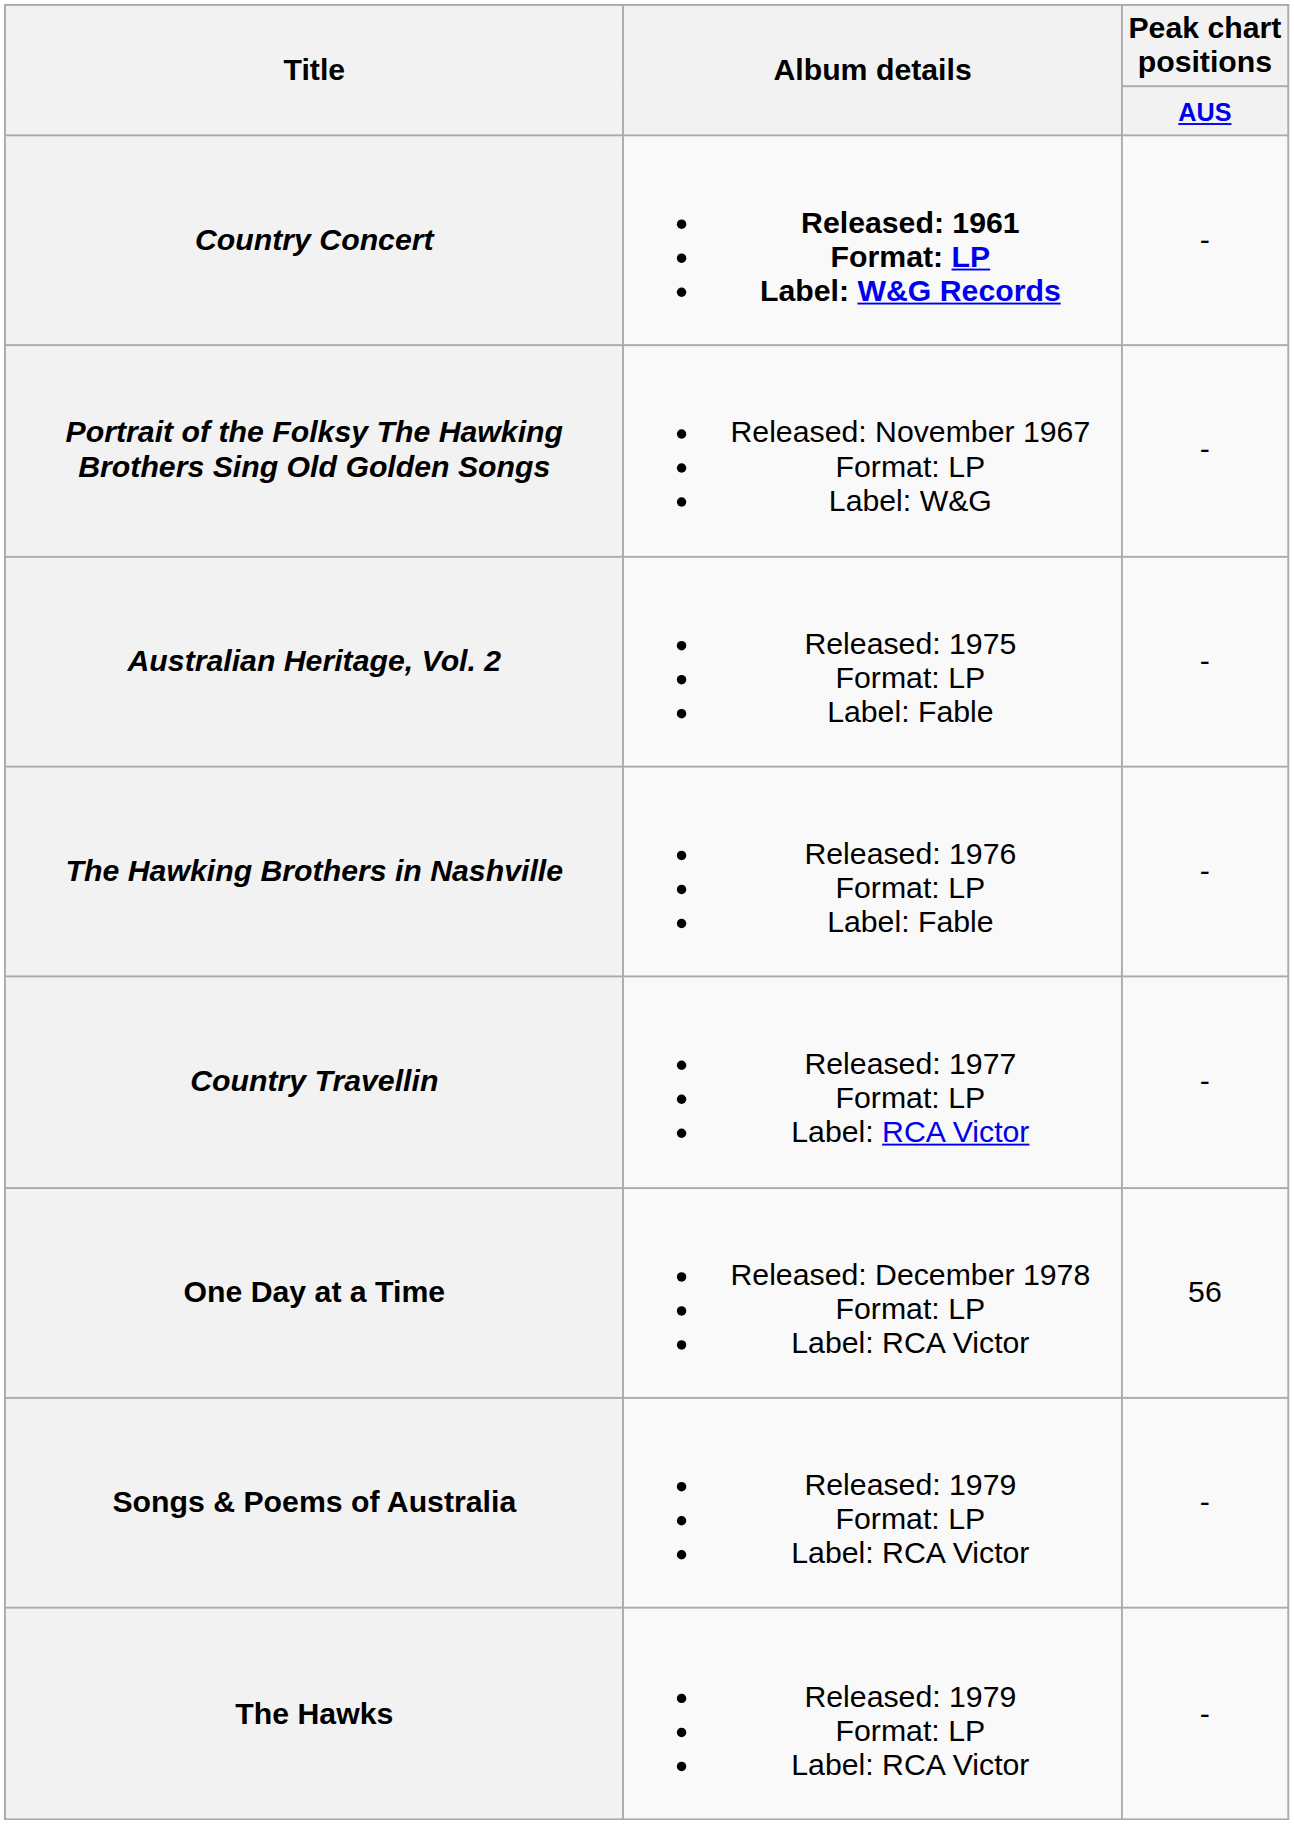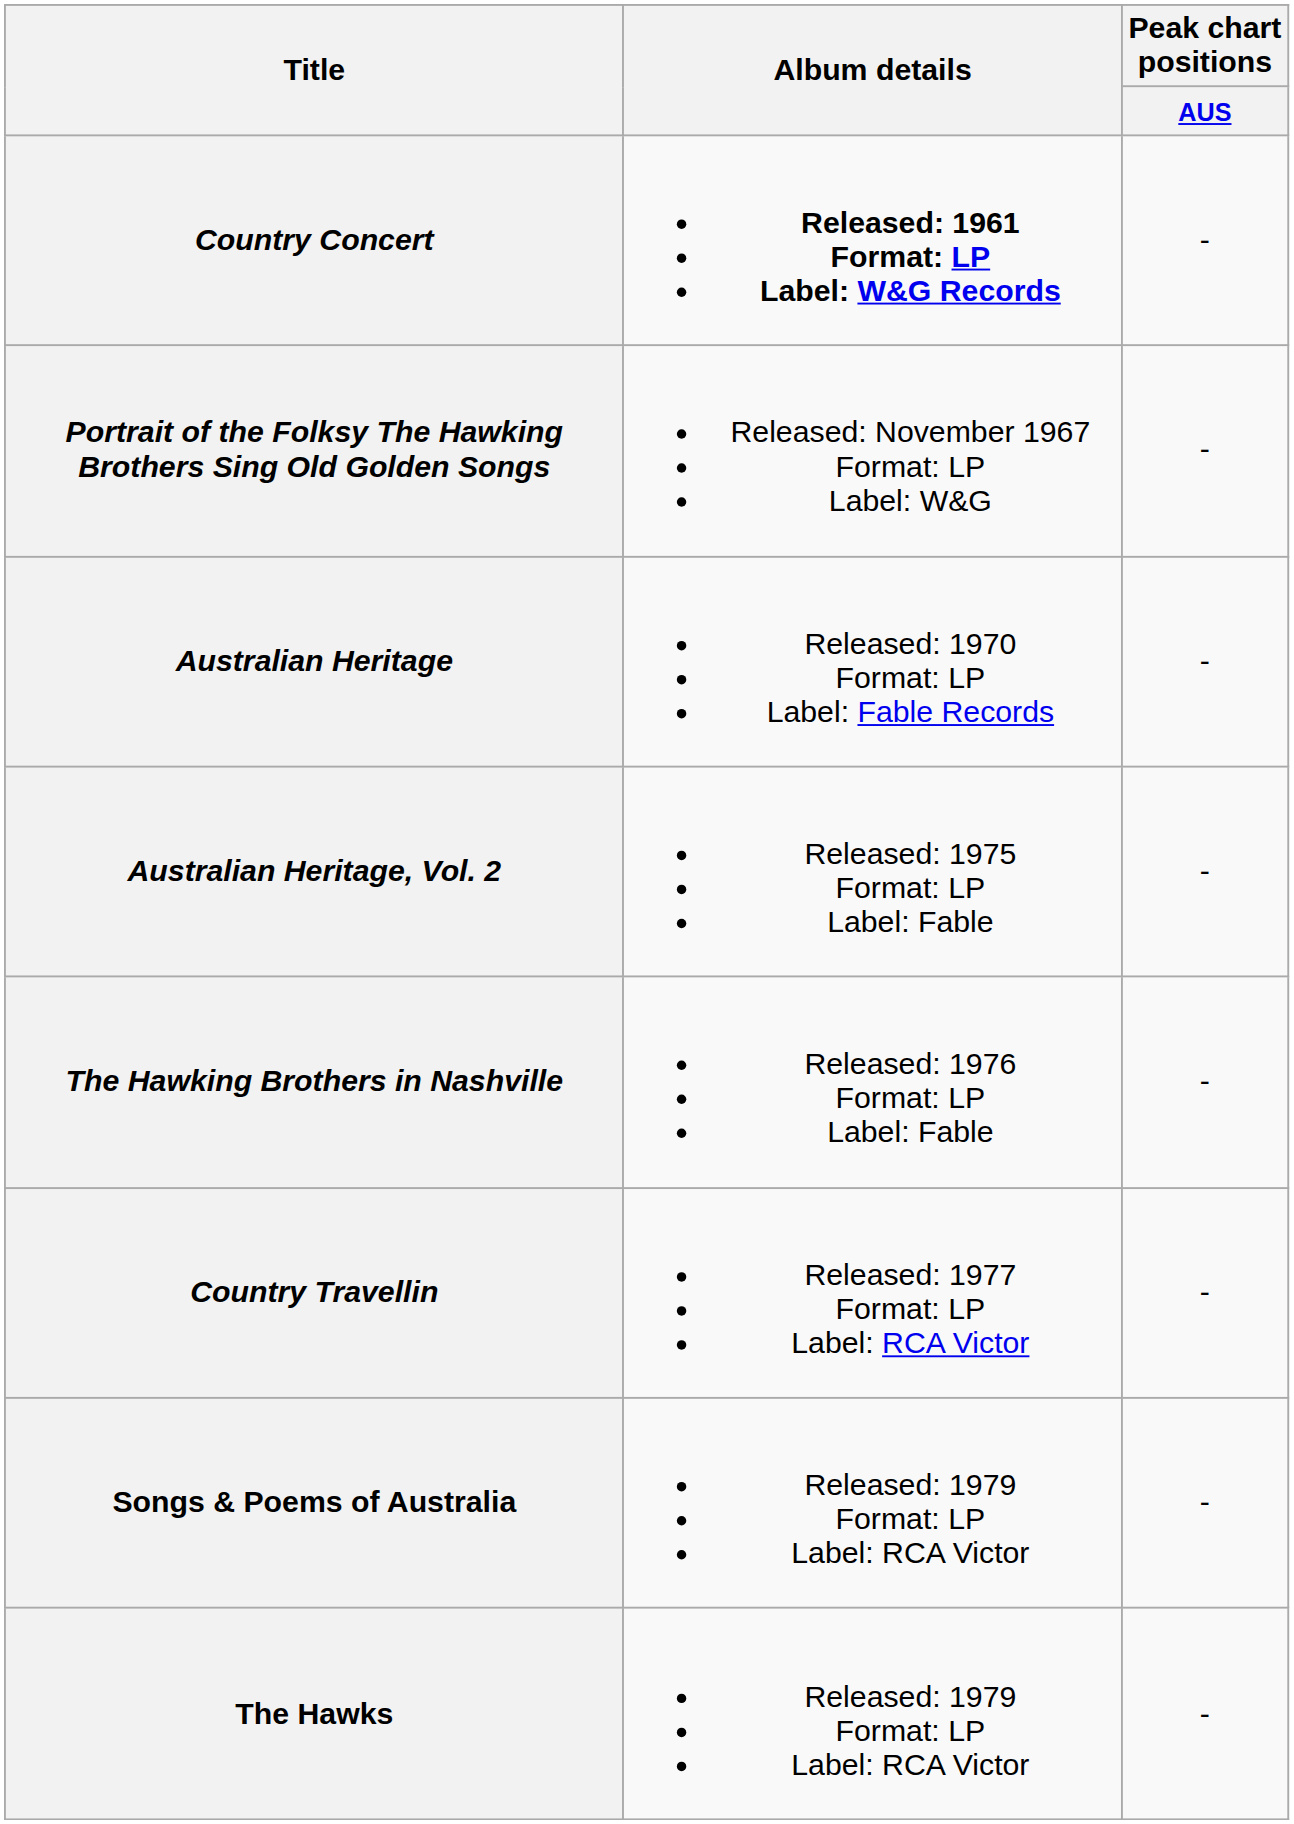+ row: (314, 660)
- row: (314, 1292)
